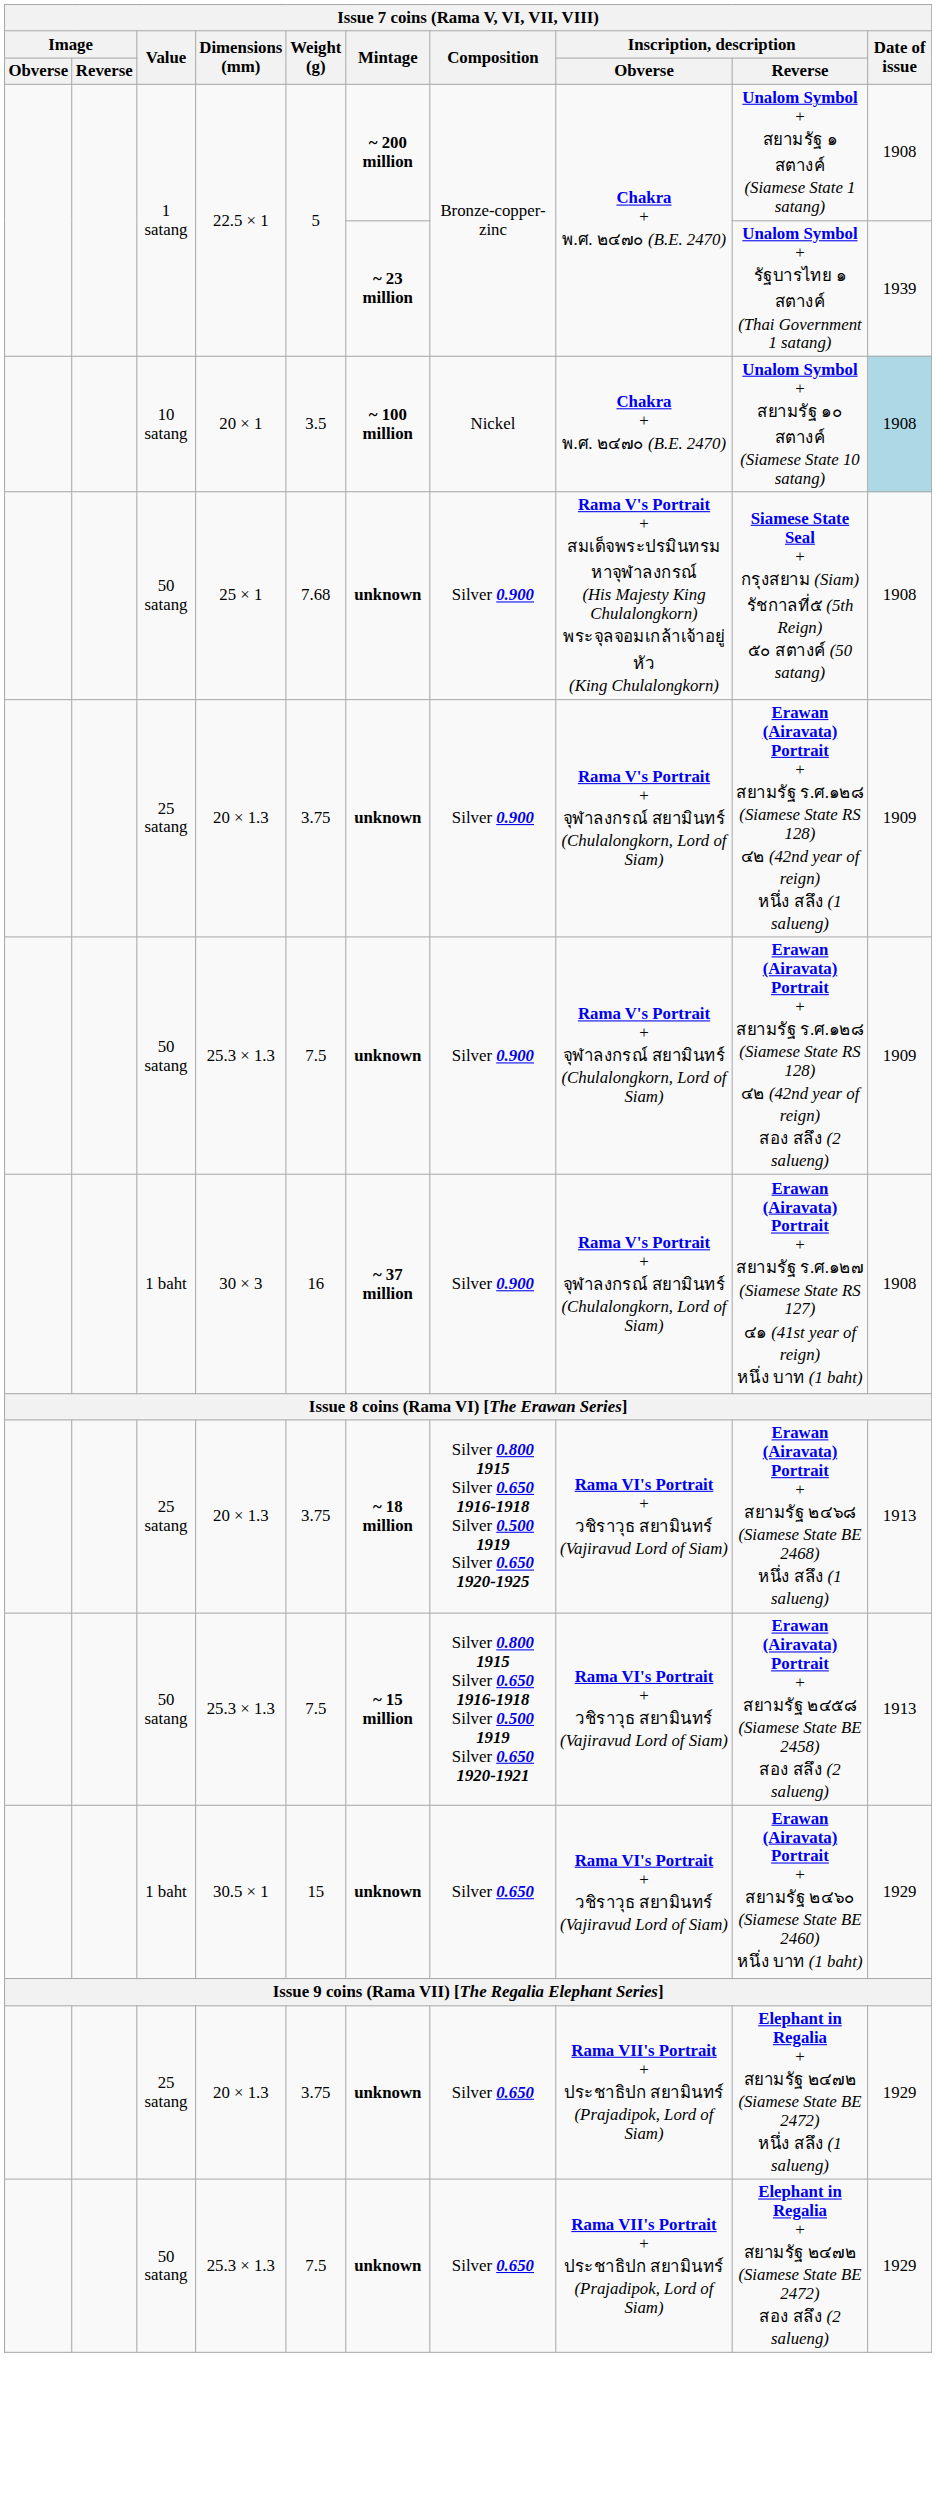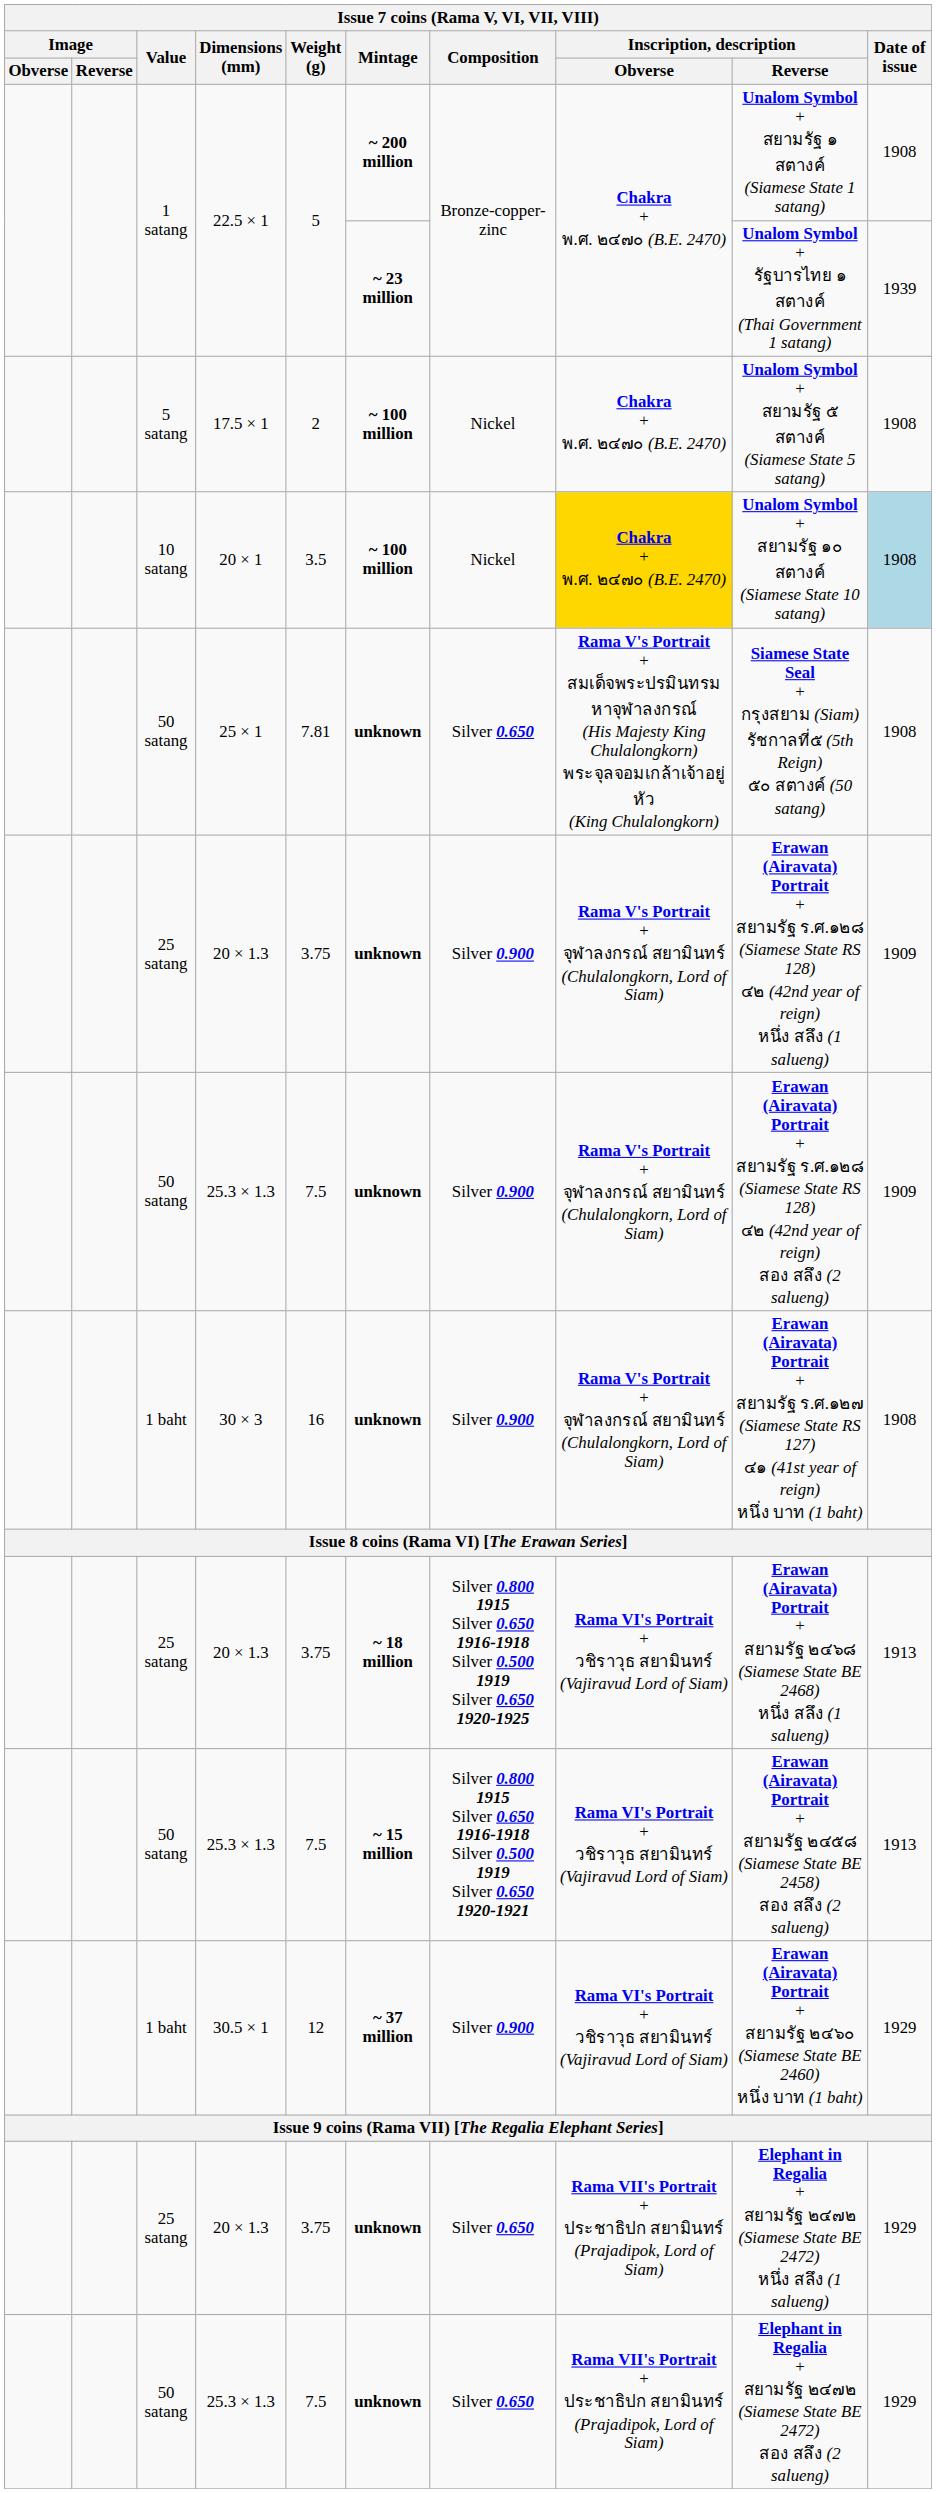+ row: (166, 424)
(644, 422) no background -> (644, 558) gold background
(316, 595) 7.68 -> (316, 731) 7.81
(493, 595) Silver 0.900 -> (493, 731) Silver 0.650
(388, 1283) ~ 37 million -> (388, 1419) unknown
(316, 1891) 15 -> (316, 2027) 12
(388, 1891) unknown -> (388, 2027) ~ 37 million
(493, 1891) Silver 0.650 -> (493, 2027) Silver 0.900
